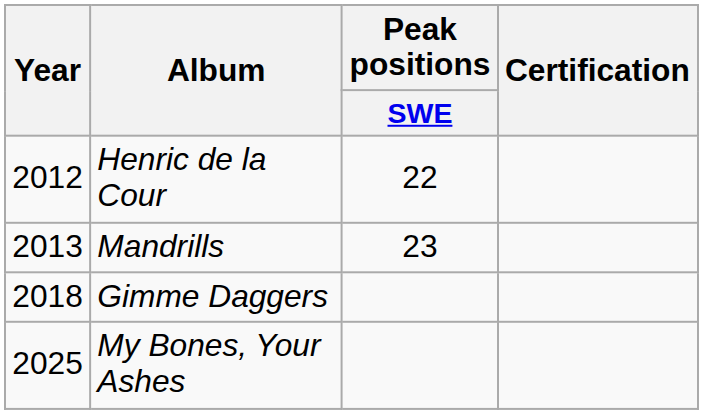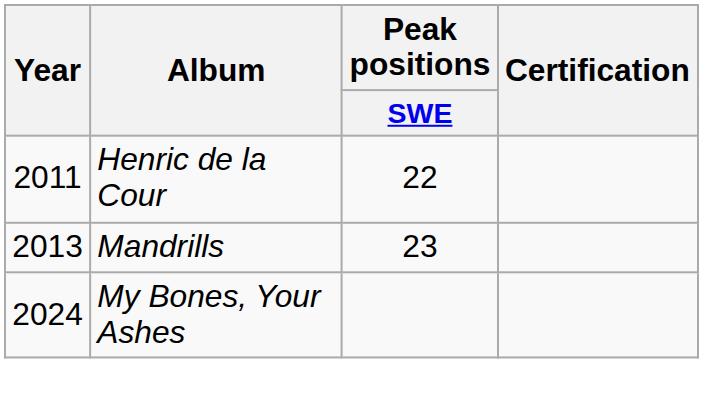(48, 178) 2012 -> (48, 178) 2011
- row: (213, 296)
(48, 364) 2025 -> (48, 314) 2024
